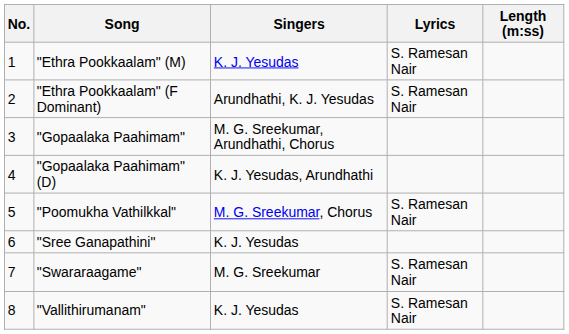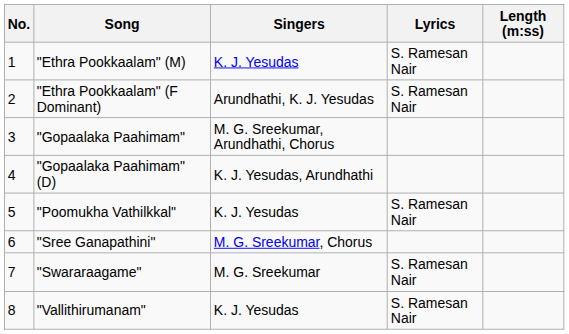(293, 212) M. G. Sreekumar, Chorus -> (256, 212) K. J. Yesudas
(256, 242) K. J. Yesudas -> (293, 242) M. G. Sreekumar, Chorus
